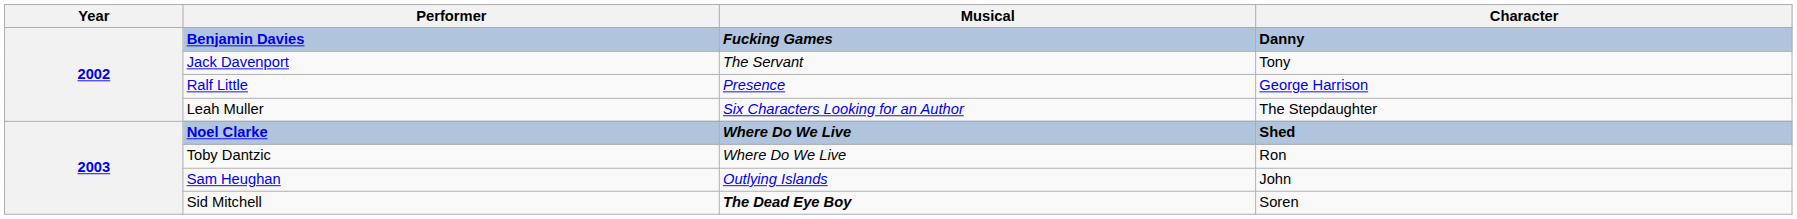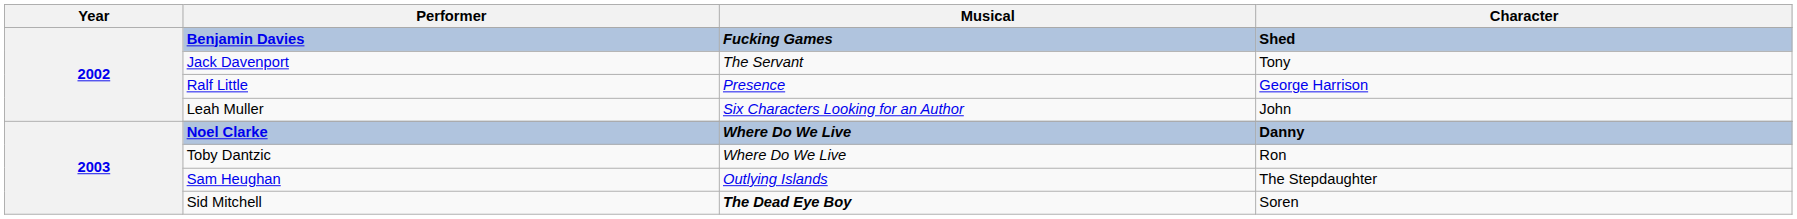(1282, 39) Danny -> (1277, 39) Shed
(1318, 109) The Stepdaughter -> (1275, 109) John
(1277, 132) Shed -> (1282, 132) Danny
(1275, 179) John -> (1318, 179) The Stepdaughter
